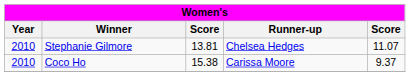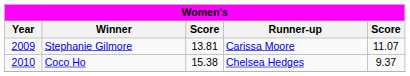(23, 46) 2010 -> (23, 46) 2009
(265, 46) Chelsea Hedges -> (260, 46) Carissa Moore
(260, 63) Carissa Moore -> (265, 63) Chelsea Hedges
